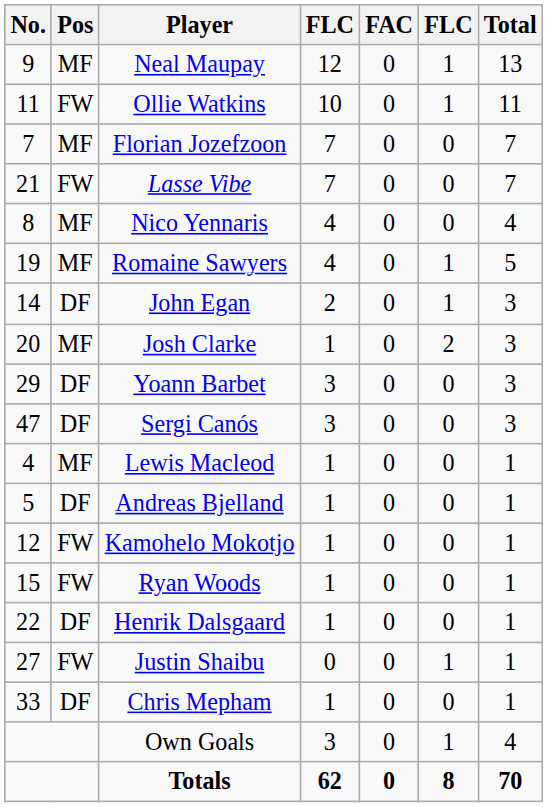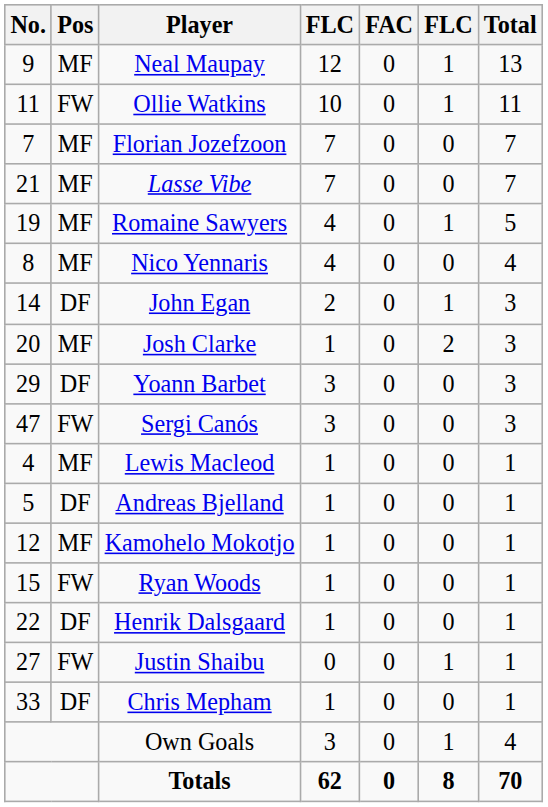(75, 184) FW -> (75, 184) MF
rows swapped: (200, 263) <-> (200, 223)
(75, 423) DF -> (75, 423) FW
(75, 542) FW -> (75, 542) MF
